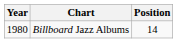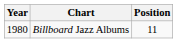(152, 29) 14 -> (152, 29) 11
